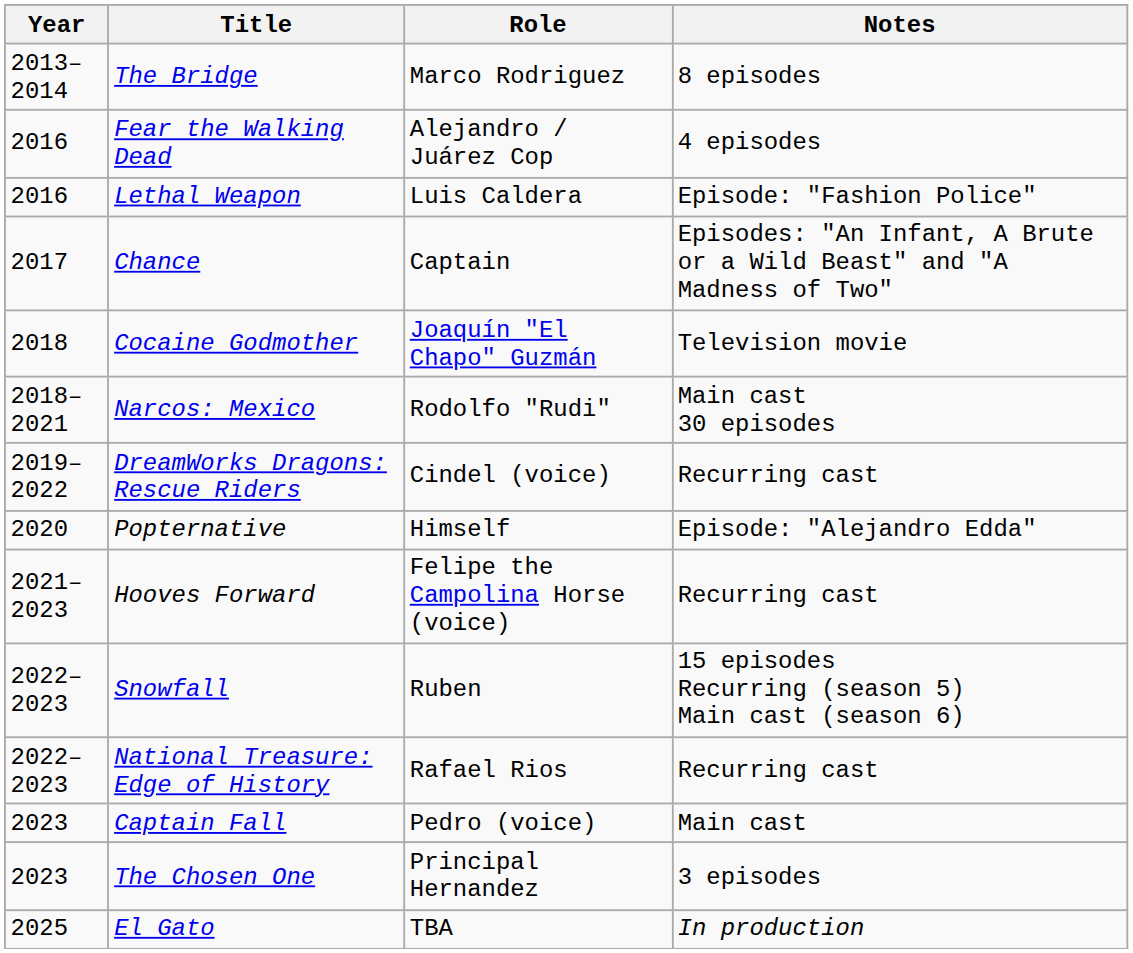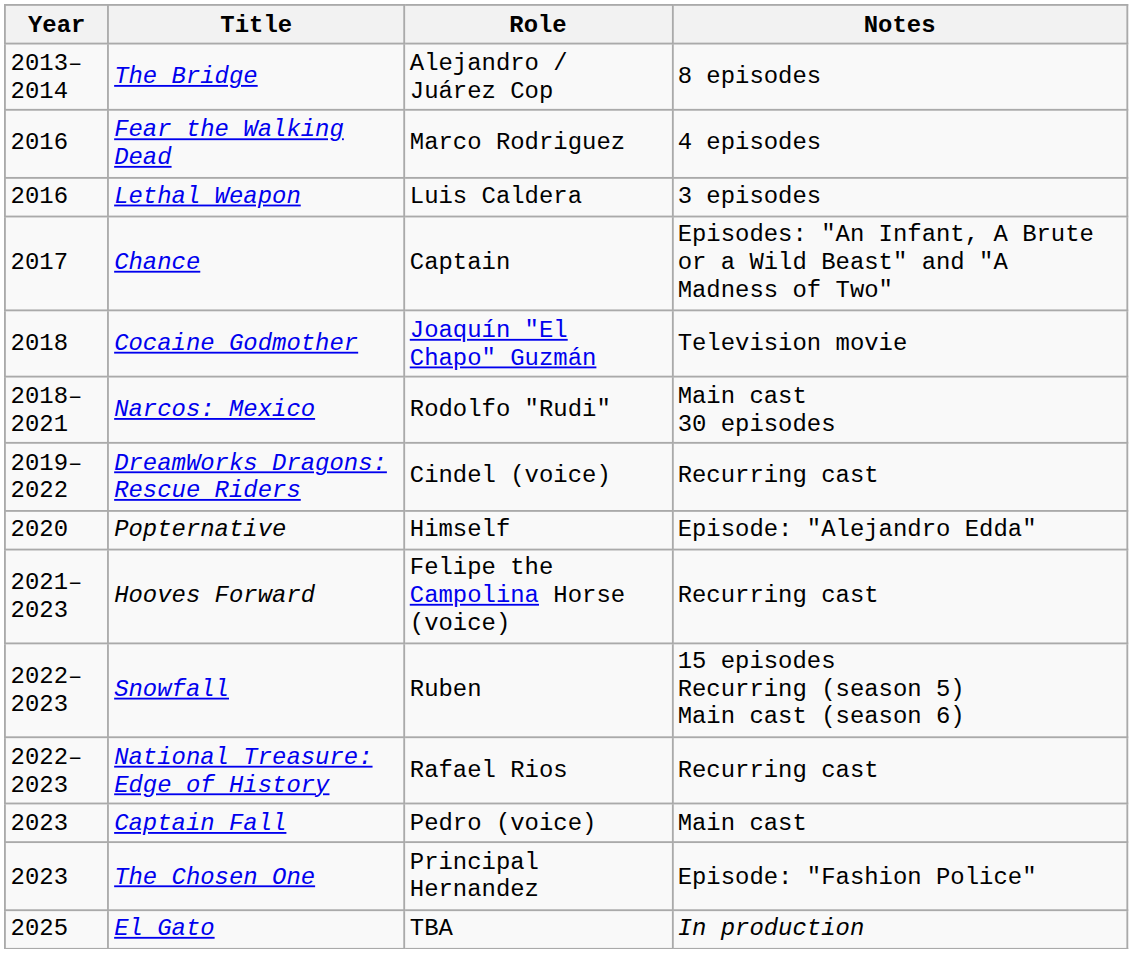(517, 77) Marco Rodriguez -> (489, 77) Alejandro / Juárez Cop
(489, 144) Alejandro / Juárez Cop -> (517, 144) Marco Rodriguez
(857, 197) Episode: "Fashion Police" -> (749, 197) 3 episodes
(749, 876) 3 episodes -> (857, 876) Episode: "Fashion Police"
